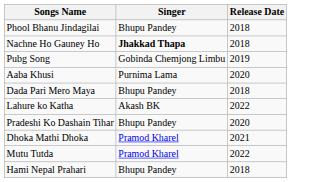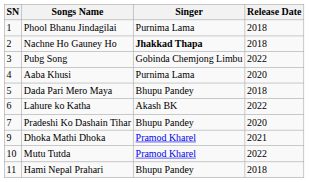+ column: (13, 12)
(147, 28) Bhupu Pandey -> (165, 28) Purnima Lama
(240, 59) 2019 -> (257, 59) 2022
